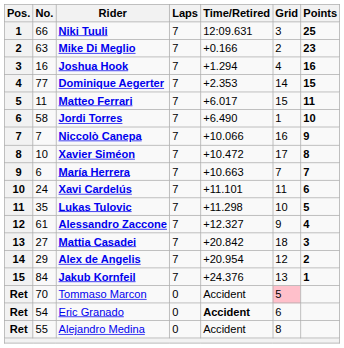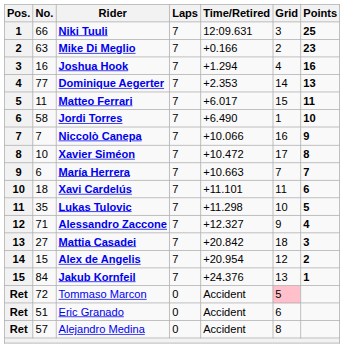(309, 84) 15 -> (309, 84) 13
(42, 189) 24 -> (42, 189) 18
(42, 224) 61 -> (42, 224) 71
(42, 259) 29 -> (42, 259) 15
(42, 294) 70 -> (42, 294) 72
(42, 312) 54 -> (42, 312) 51
(227, 312) bold -> (224, 312) normal
(42, 330) 55 -> (42, 330) 57
